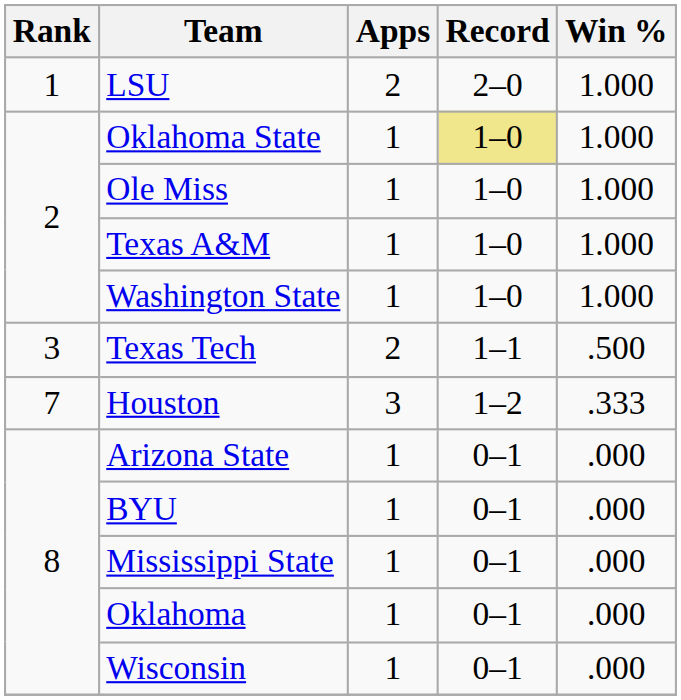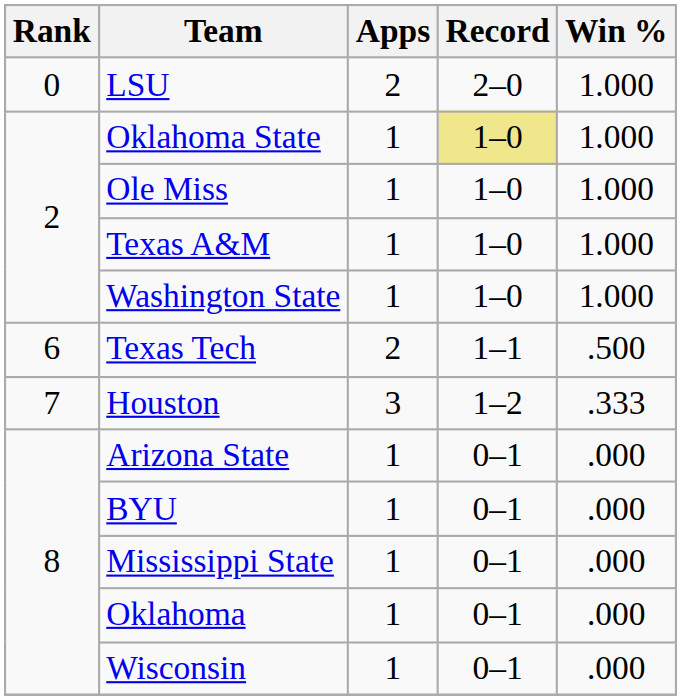(52, 84) 1 -> (52, 84) 0
(52, 349) 3 -> (52, 349) 6
